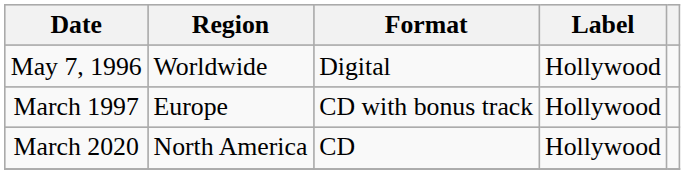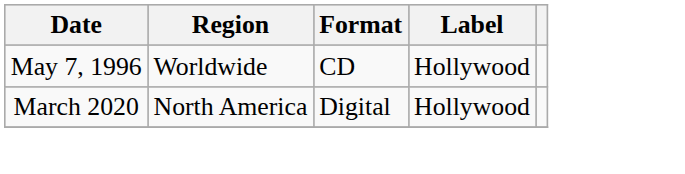(355, 65) Digital -> (337, 65) CD
- row: (76, 106)
(337, 147) CD -> (355, 106) Digital
